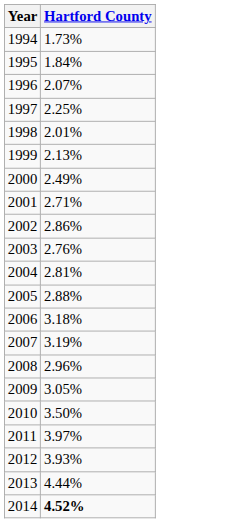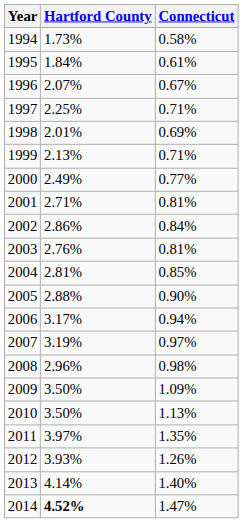+ column: (196, 16)
(63, 319) 3.18% -> (63, 319) 3.17%
(63, 389) 3.05% -> (63, 389) 3.50%
(63, 483) 4.44% -> (63, 483) 4.14%
